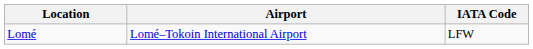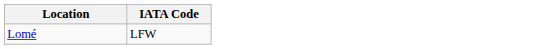- column: (286, 14)
